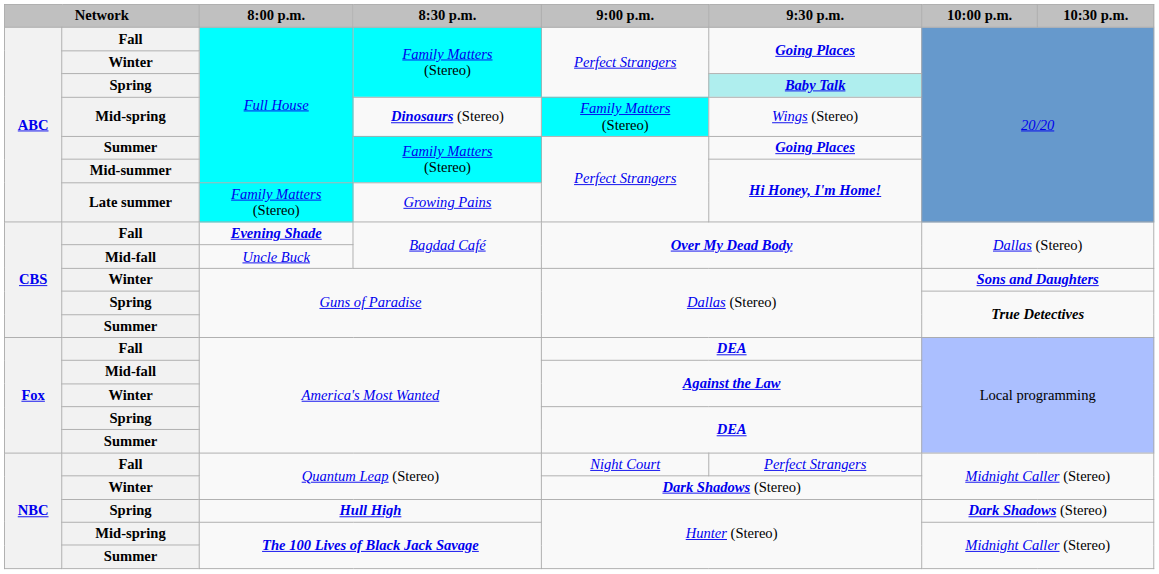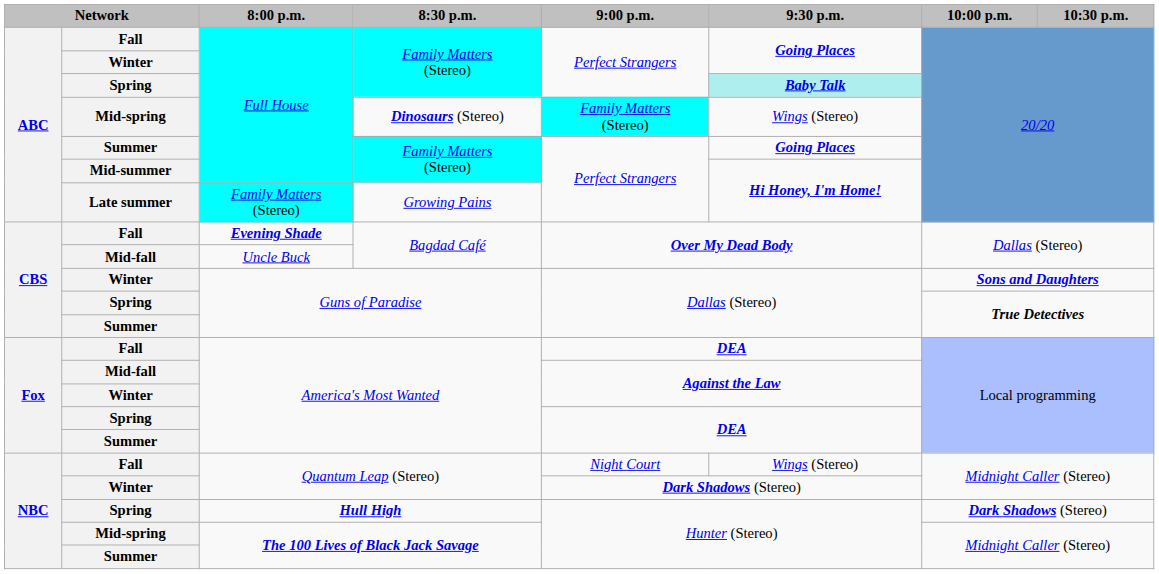(815, 464) Perfect Strangers -> (815, 464) Wings (Stereo)
